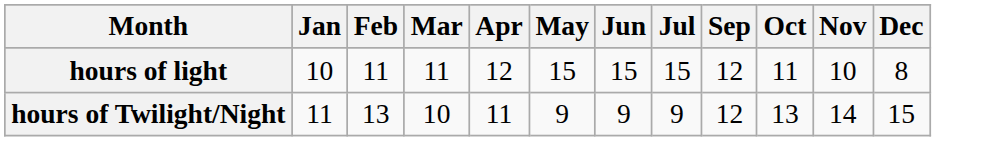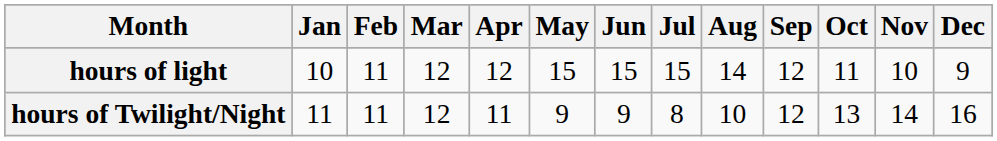+ column: (733, 26)
(437, 69) 11 -> (437, 69) 12
(901, 69) 8 -> (963, 69) 9
(376, 113) 13 -> (376, 113) 11
(437, 113) 10 -> (437, 113) 12
(677, 113) 9 -> (677, 113) 8
(901, 113) 15 -> (963, 113) 16
